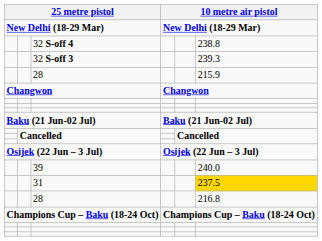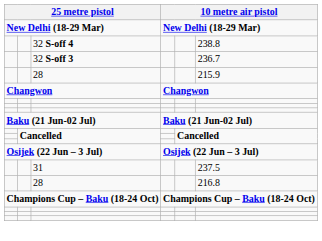(209, 59) 239.3 -> (209, 59) 236.7
- row: (24, 167)
(209, 183) gold background -> (209, 167) no background
